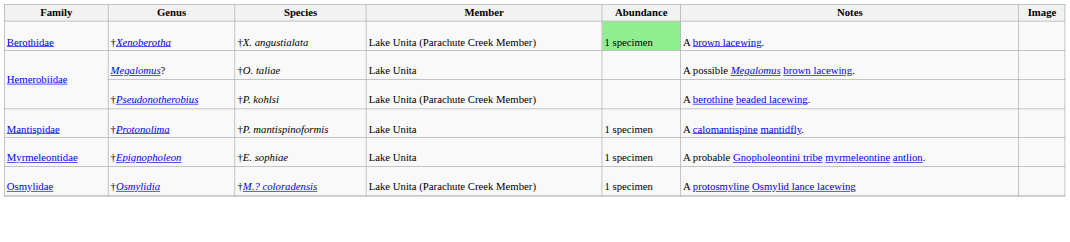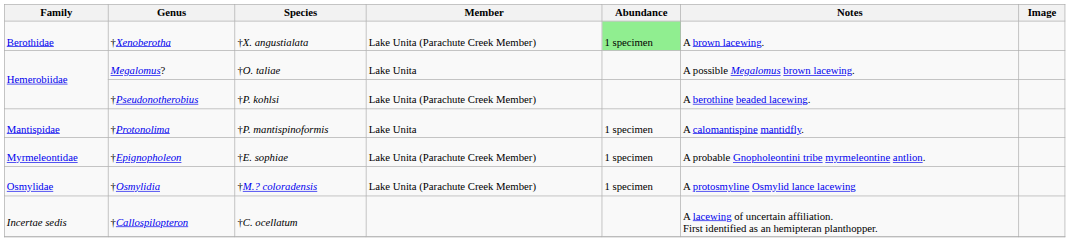(393, 158) Lake Unita -> (452, 158) Lake Unita (Parachute Creek Member)
+ row: (149, 222)
